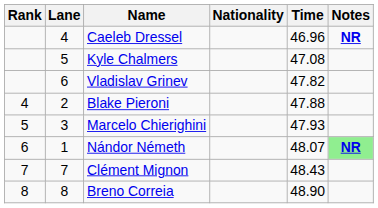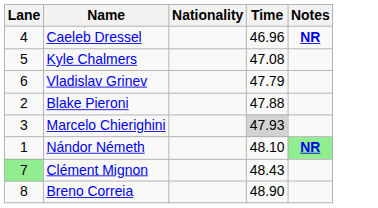- column: (25, 15)
(308, 81) 47.82 -> (267, 81) 47.79
(308, 125) no background -> (267, 125) lightgrey background
(308, 147) 48.07 -> (267, 147) 48.10
(64, 170) no background -> (24, 170) lightgreen background
